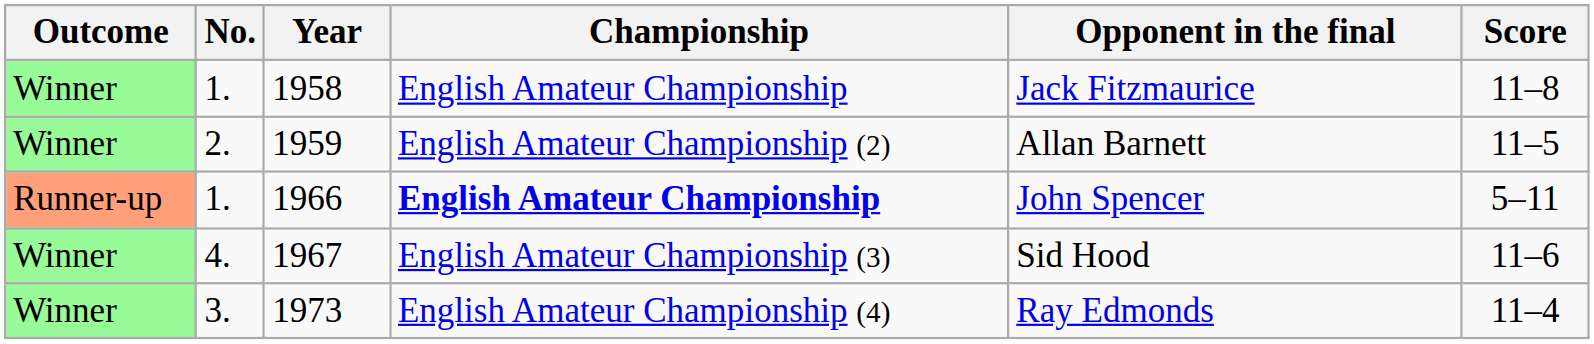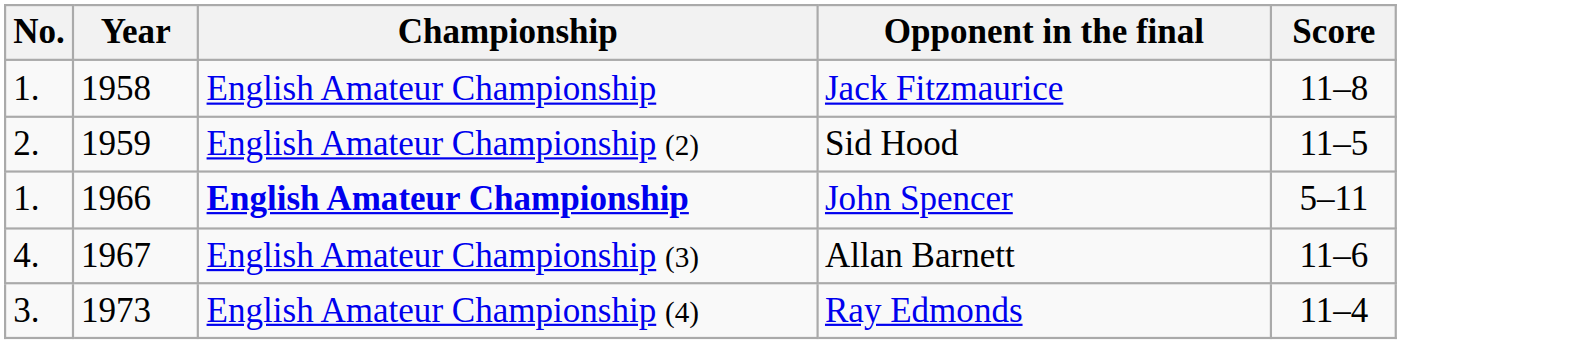- column: (101, 32)
(1111, 143) Allan Barnett -> (892, 143) Sid Hood
(1083, 254) Sid Hood -> (920, 254) Allan Barnett
